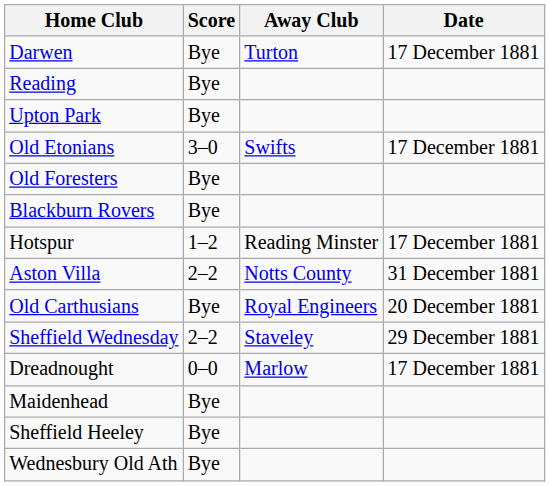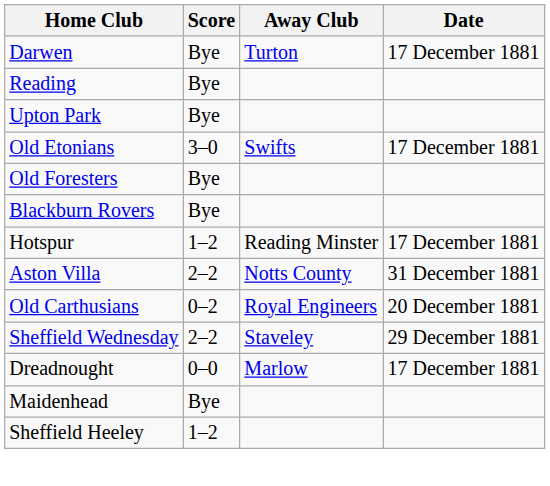(204, 305) Bye -> (203, 305) 0–2
(204, 432) Bye -> (203, 432) 1–2
- row: (93, 464)
